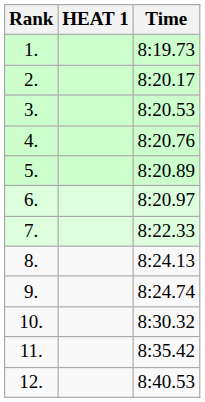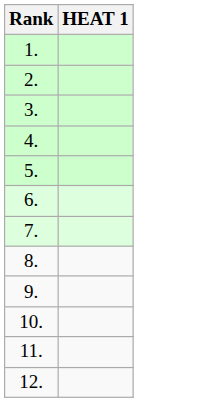- column: (166, 19)
